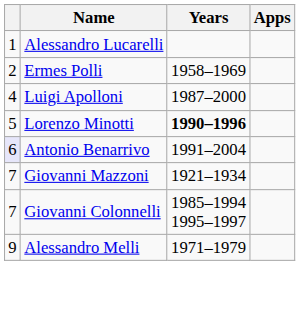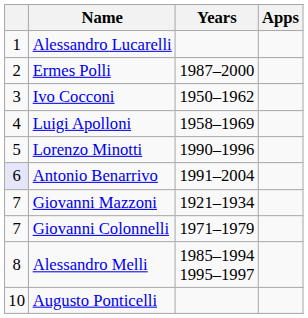(209, 70) 1958–1969 -> (217, 70) 1987–2000
+ row: (74, 96)
(209, 96) 1987–2000 -> (217, 123) 1958–1969
(209, 123) bold -> (217, 149) normal
(209, 211) 1985–1994 1995–1997 -> (217, 228) 1971–1979
(13, 247) 9 -> (17, 264) 8
(209, 247) 1971–1979 -> (217, 264) 1985–1994 1995–1997
+ row: (95, 300)
